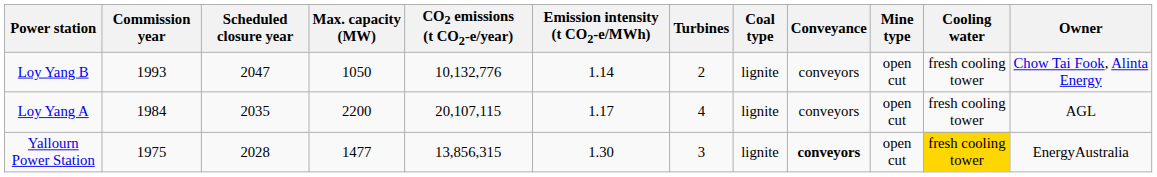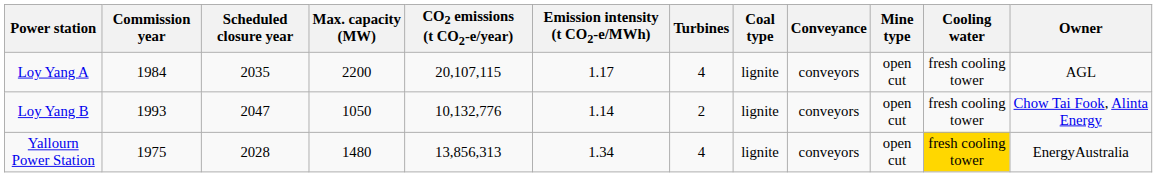rows swapped: (53, 111) <-> (53, 72)
(357, 151) 1477 -> (357, 151) 1480
(468, 151) 13,856,315 -> (468, 151) 13,856,313
(601, 151) 1.30 -> (601, 151) 1.34
(701, 151) 3 -> (701, 151) 4
(829, 151) bold -> (829, 151) normal
